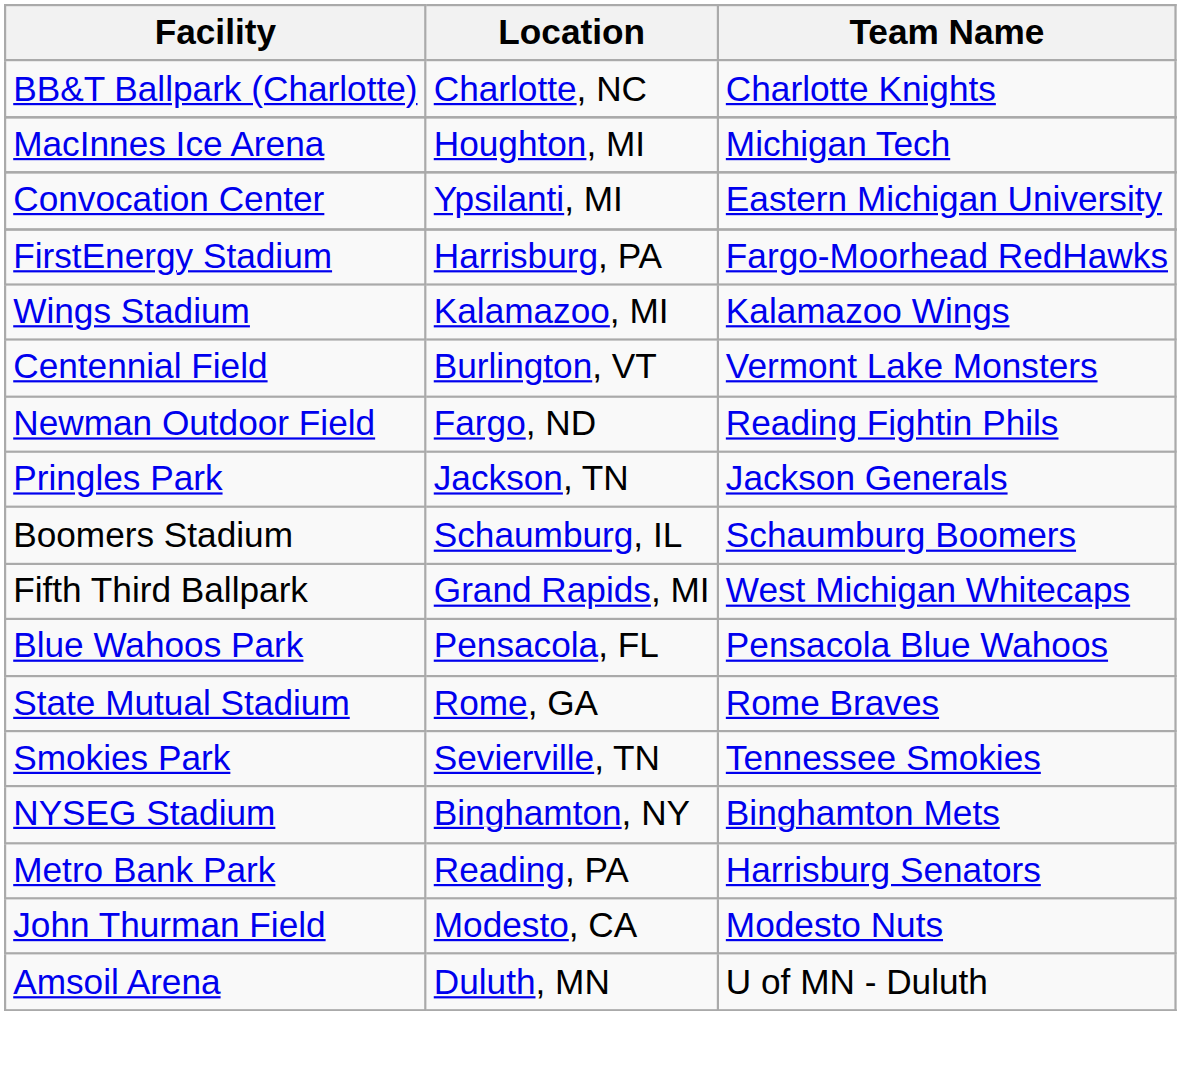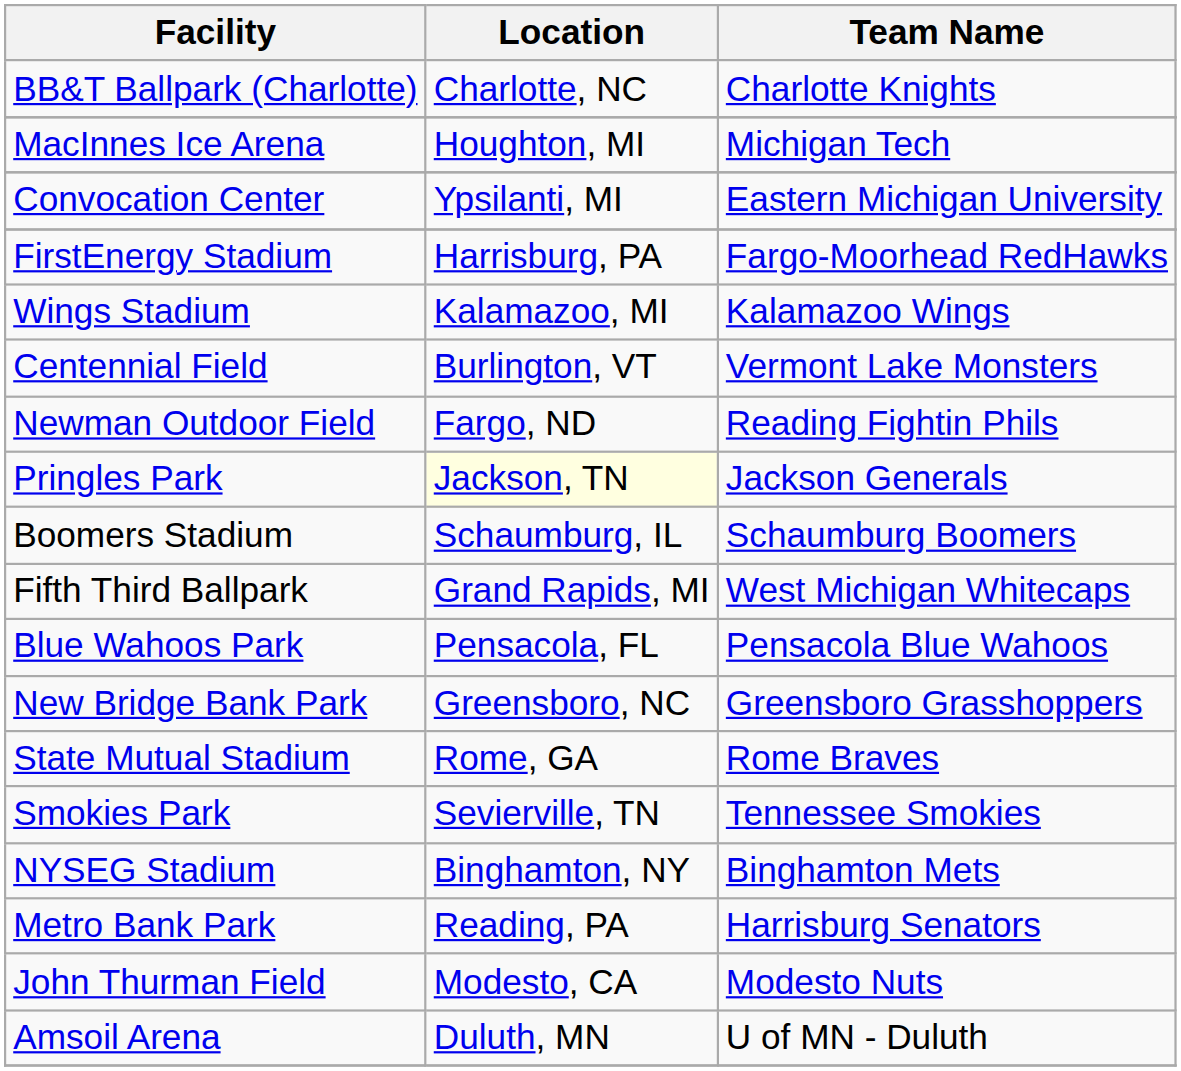(531, 479) no background -> (531, 479) lightyellow background
+ row: (190, 702)
